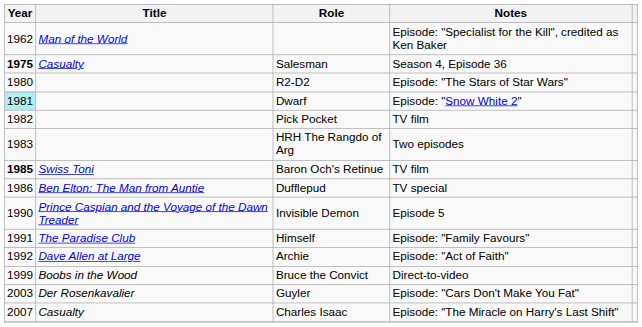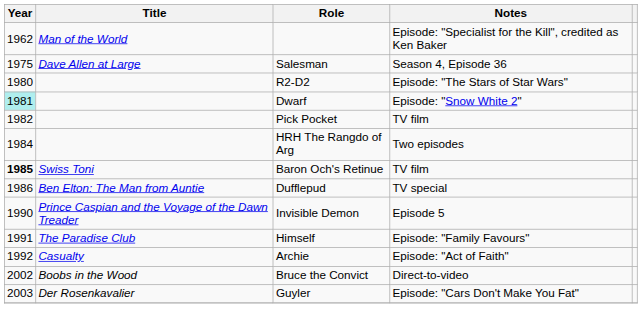(20, 63) bold -> (20, 63) normal
(61, 63) Casualty -> (90, 63) Dave Allen at Large
(20, 144) 1983 -> (20, 144) 1984
(90, 256) Dave Allen at Large -> (61, 256) Casualty
(20, 275) 1999 -> (20, 275) 2002
- row: (312, 312)
